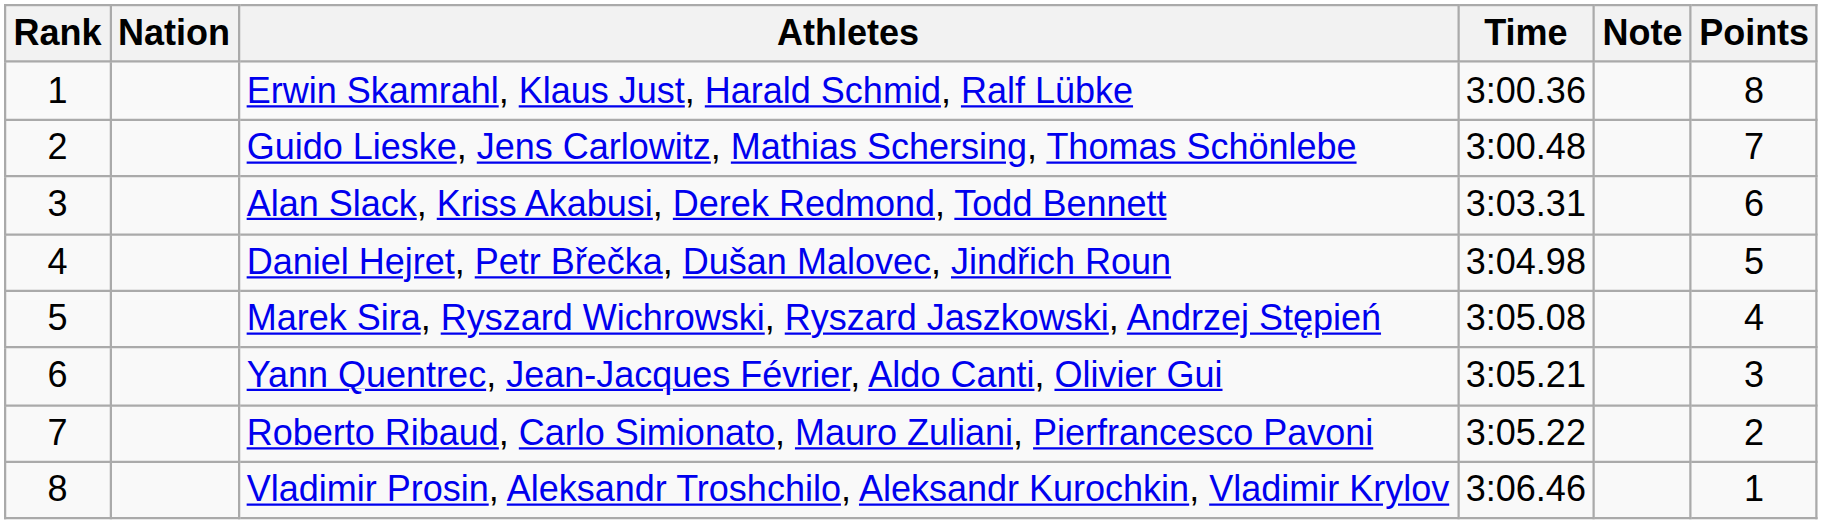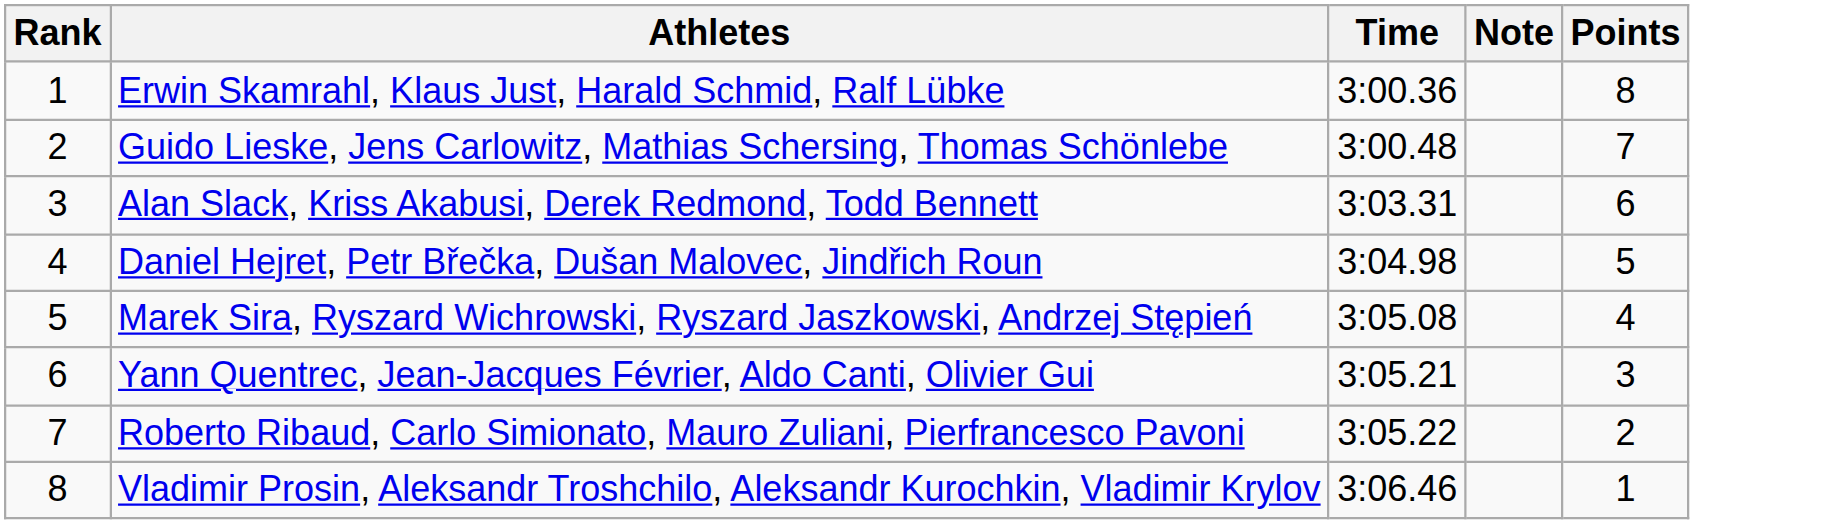- column: (174, 33)
